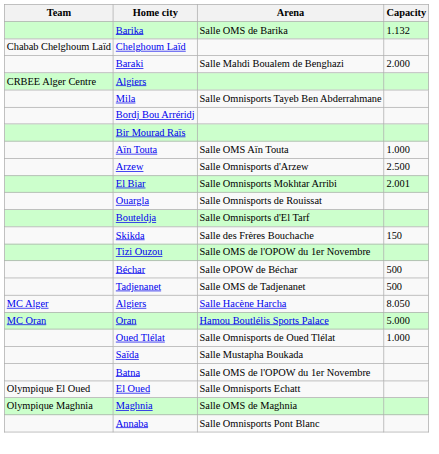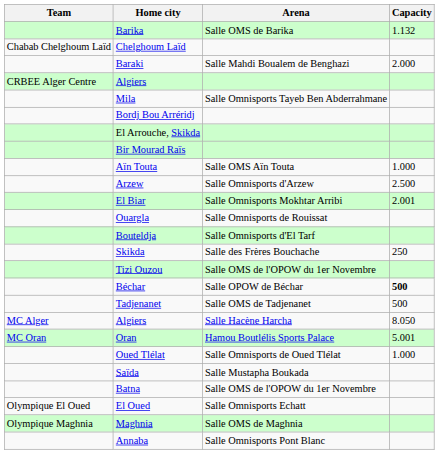+ row: (158, 133)
(394, 235) 150 -> (400, 252) 250
(394, 269) normal -> (400, 287) bold
(398, 321) 5.000 -> (404, 338) 5.001
